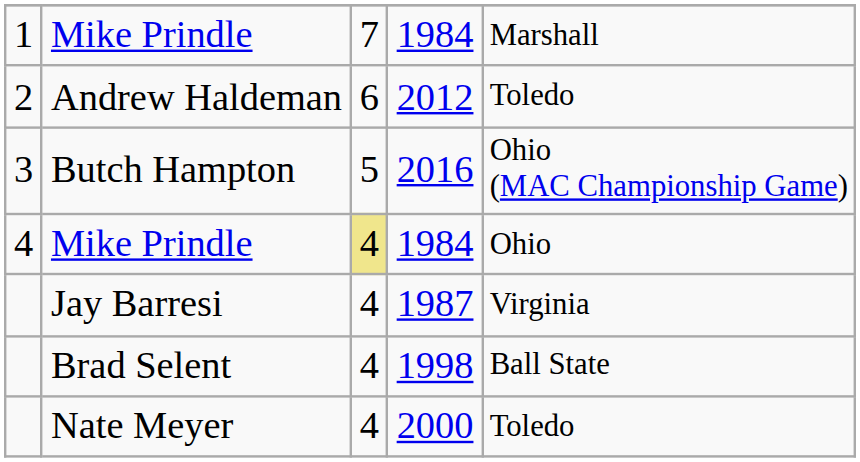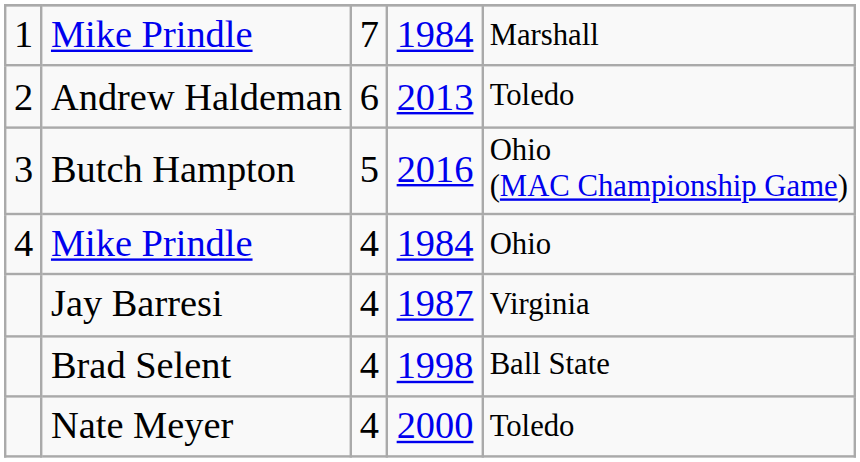(435, 95) 2012 -> (435, 95) 2013
(369, 243) khaki background -> (369, 243) no background
